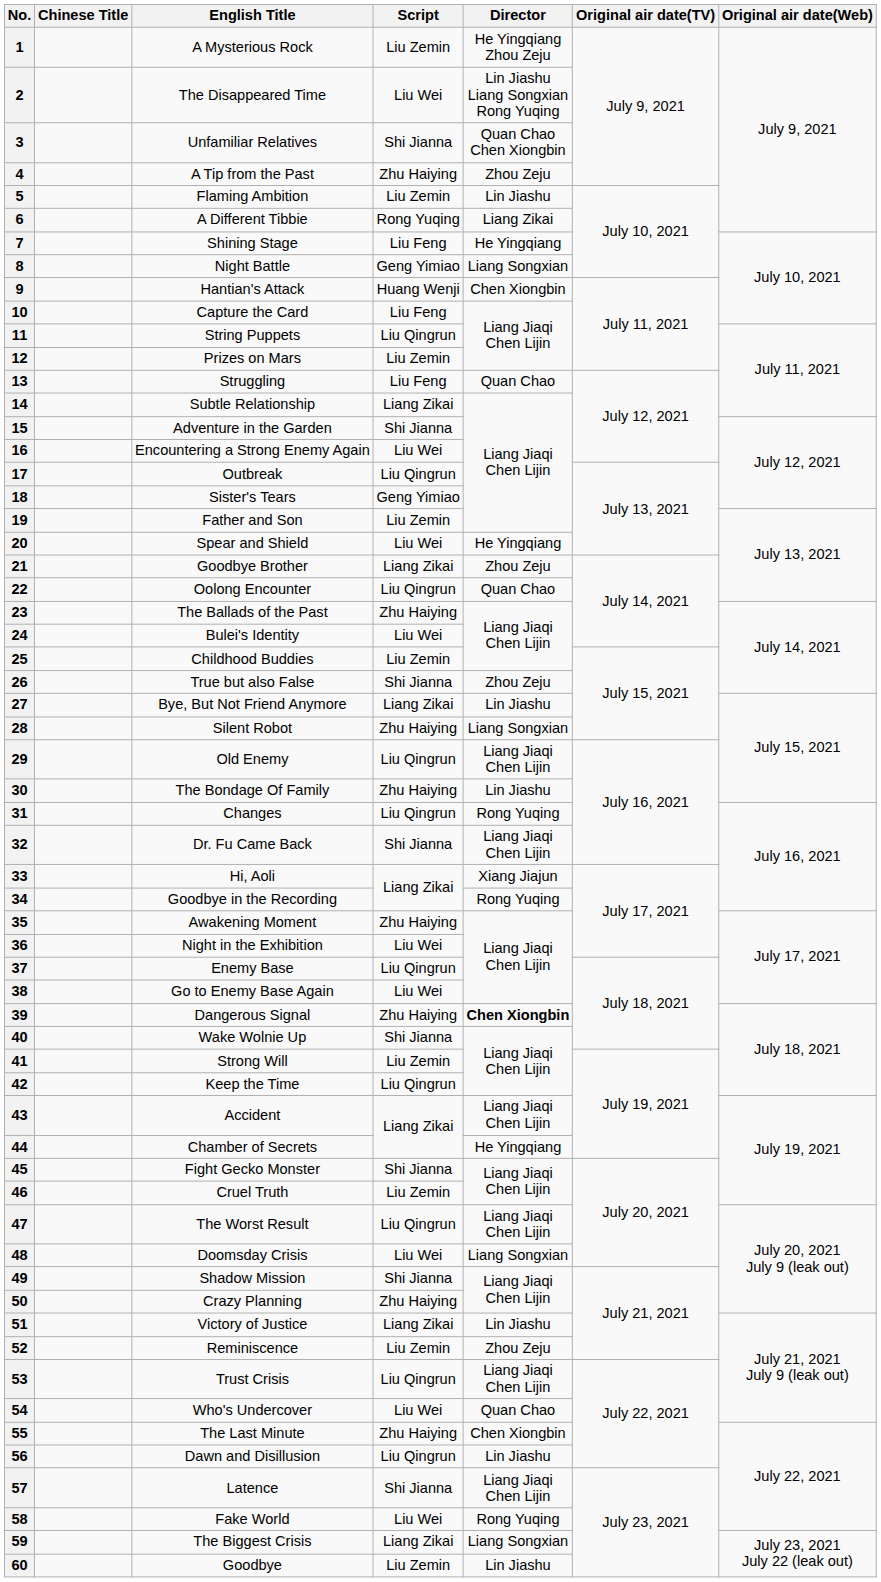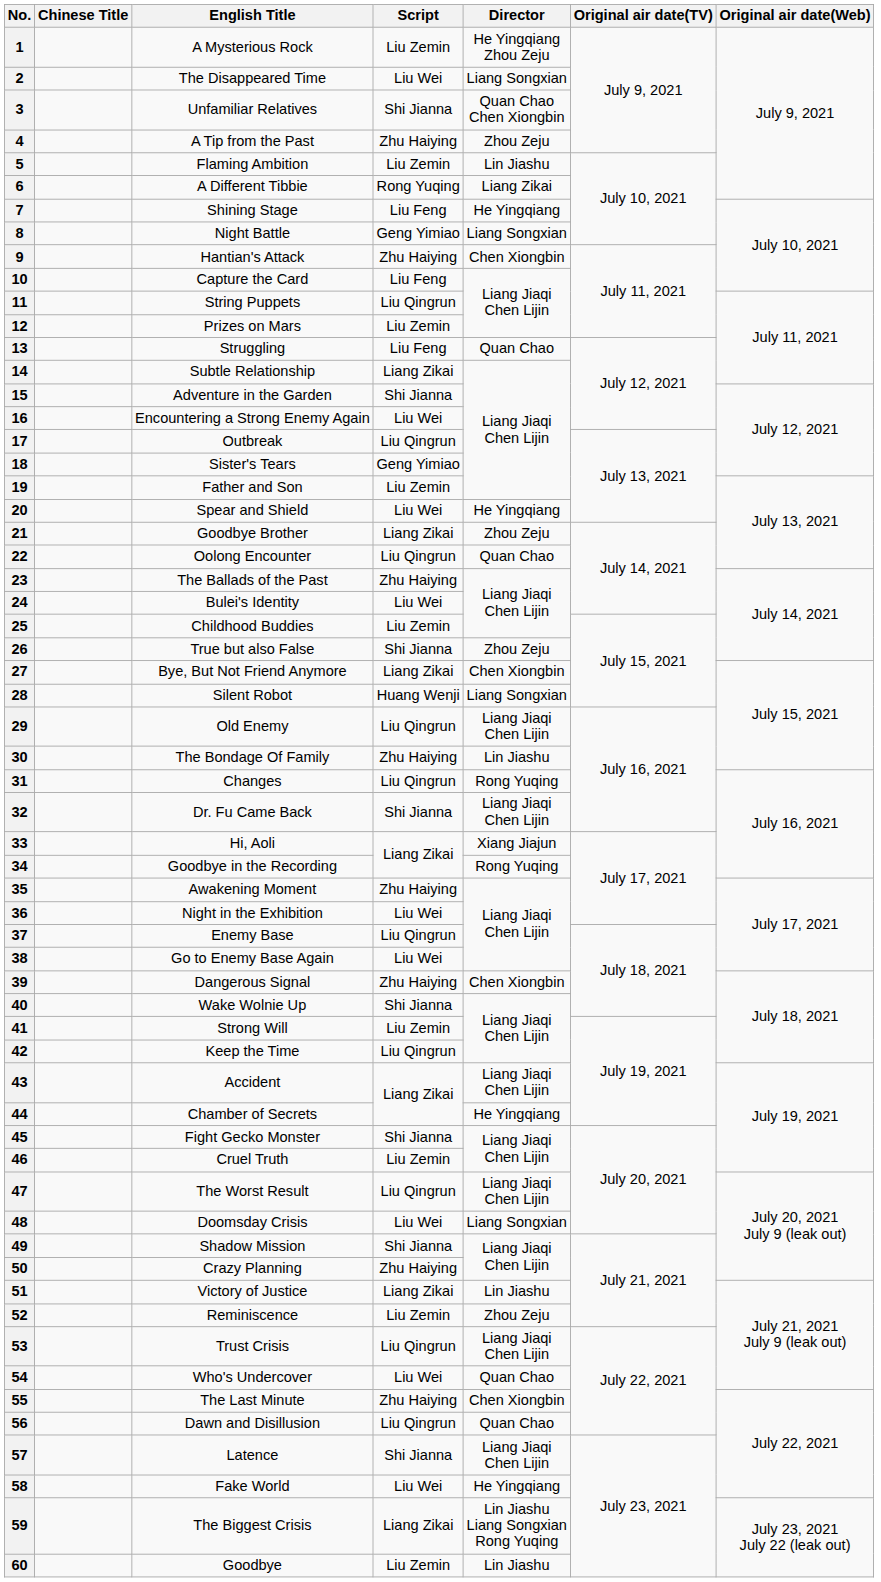(518, 94) Lin Jiashu Liang Songxian Rong Yuqing -> (517, 78) Liang Songxian
(418, 289) Huang Wenji -> (418, 256) Zhu Haiying
(518, 705) Lin Jiashu -> (517, 672) Chen Xiongbin
(418, 728) Zhu Haiying -> (418, 695) Huang Wenji
(518, 1014) bold -> (517, 982) normal
(518, 1456) Lin Jiashu -> (517, 1423) Quan Chao
(518, 1519) Rong Yuqing -> (517, 1486) He Yingqiang
(518, 1542) Liang Songxian -> (517, 1525) Lin Jiashu Liang Songxian Rong Yuqing
